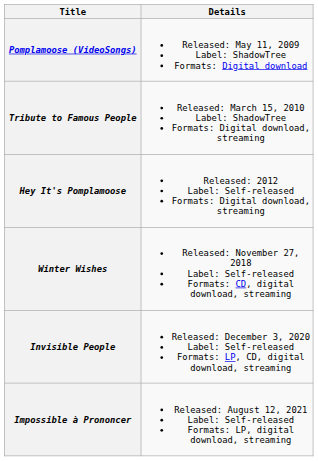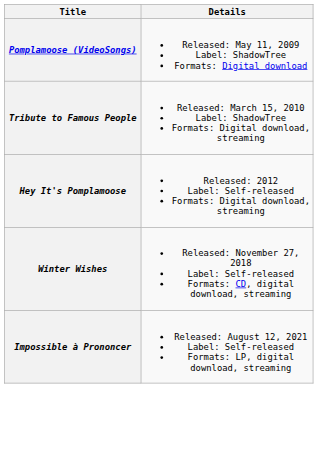- row: (73, 347)
